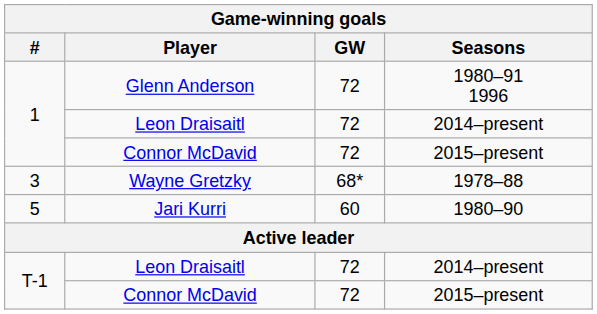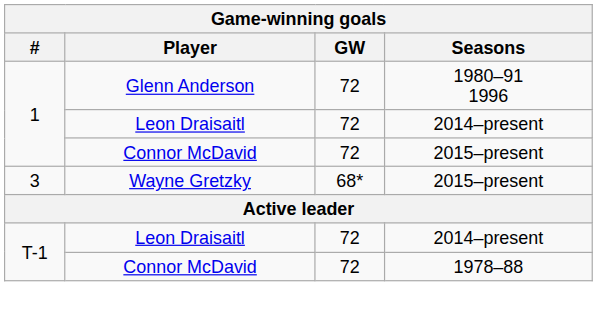(488, 181) 1978–88 -> (488, 181) 2015–present
- row: (35, 209)
(488, 295) 2015–present -> (488, 266) 1978–88
